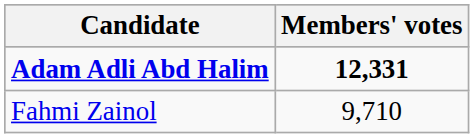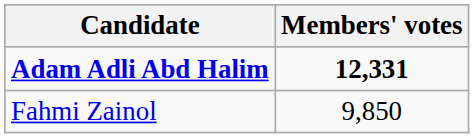(372, 111) 9,710 -> (372, 111) 9,850
